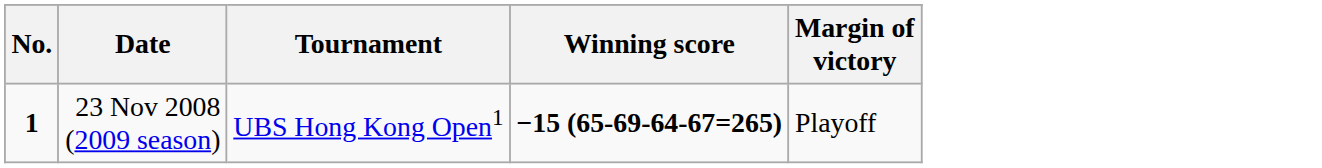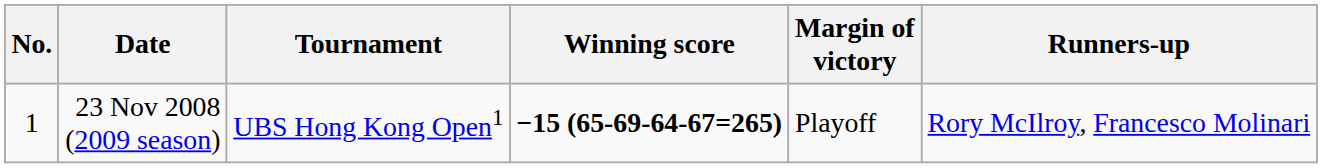+ column: (1119, 44)
(32, 122) bold -> (32, 122) normal
